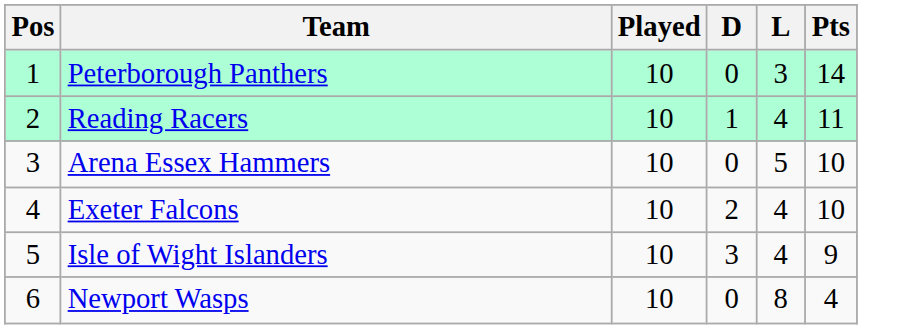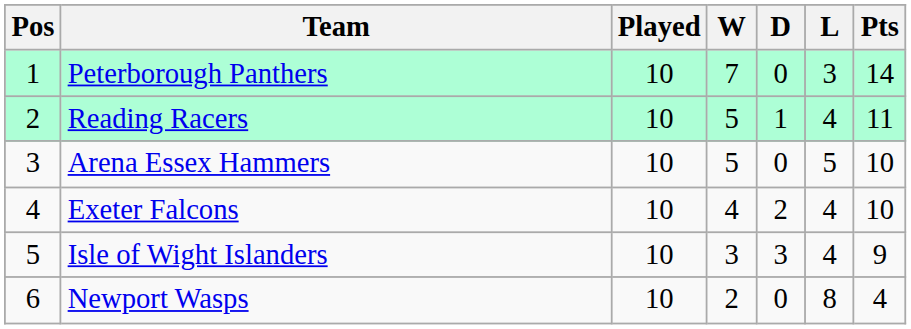+ column: (732, 27)
